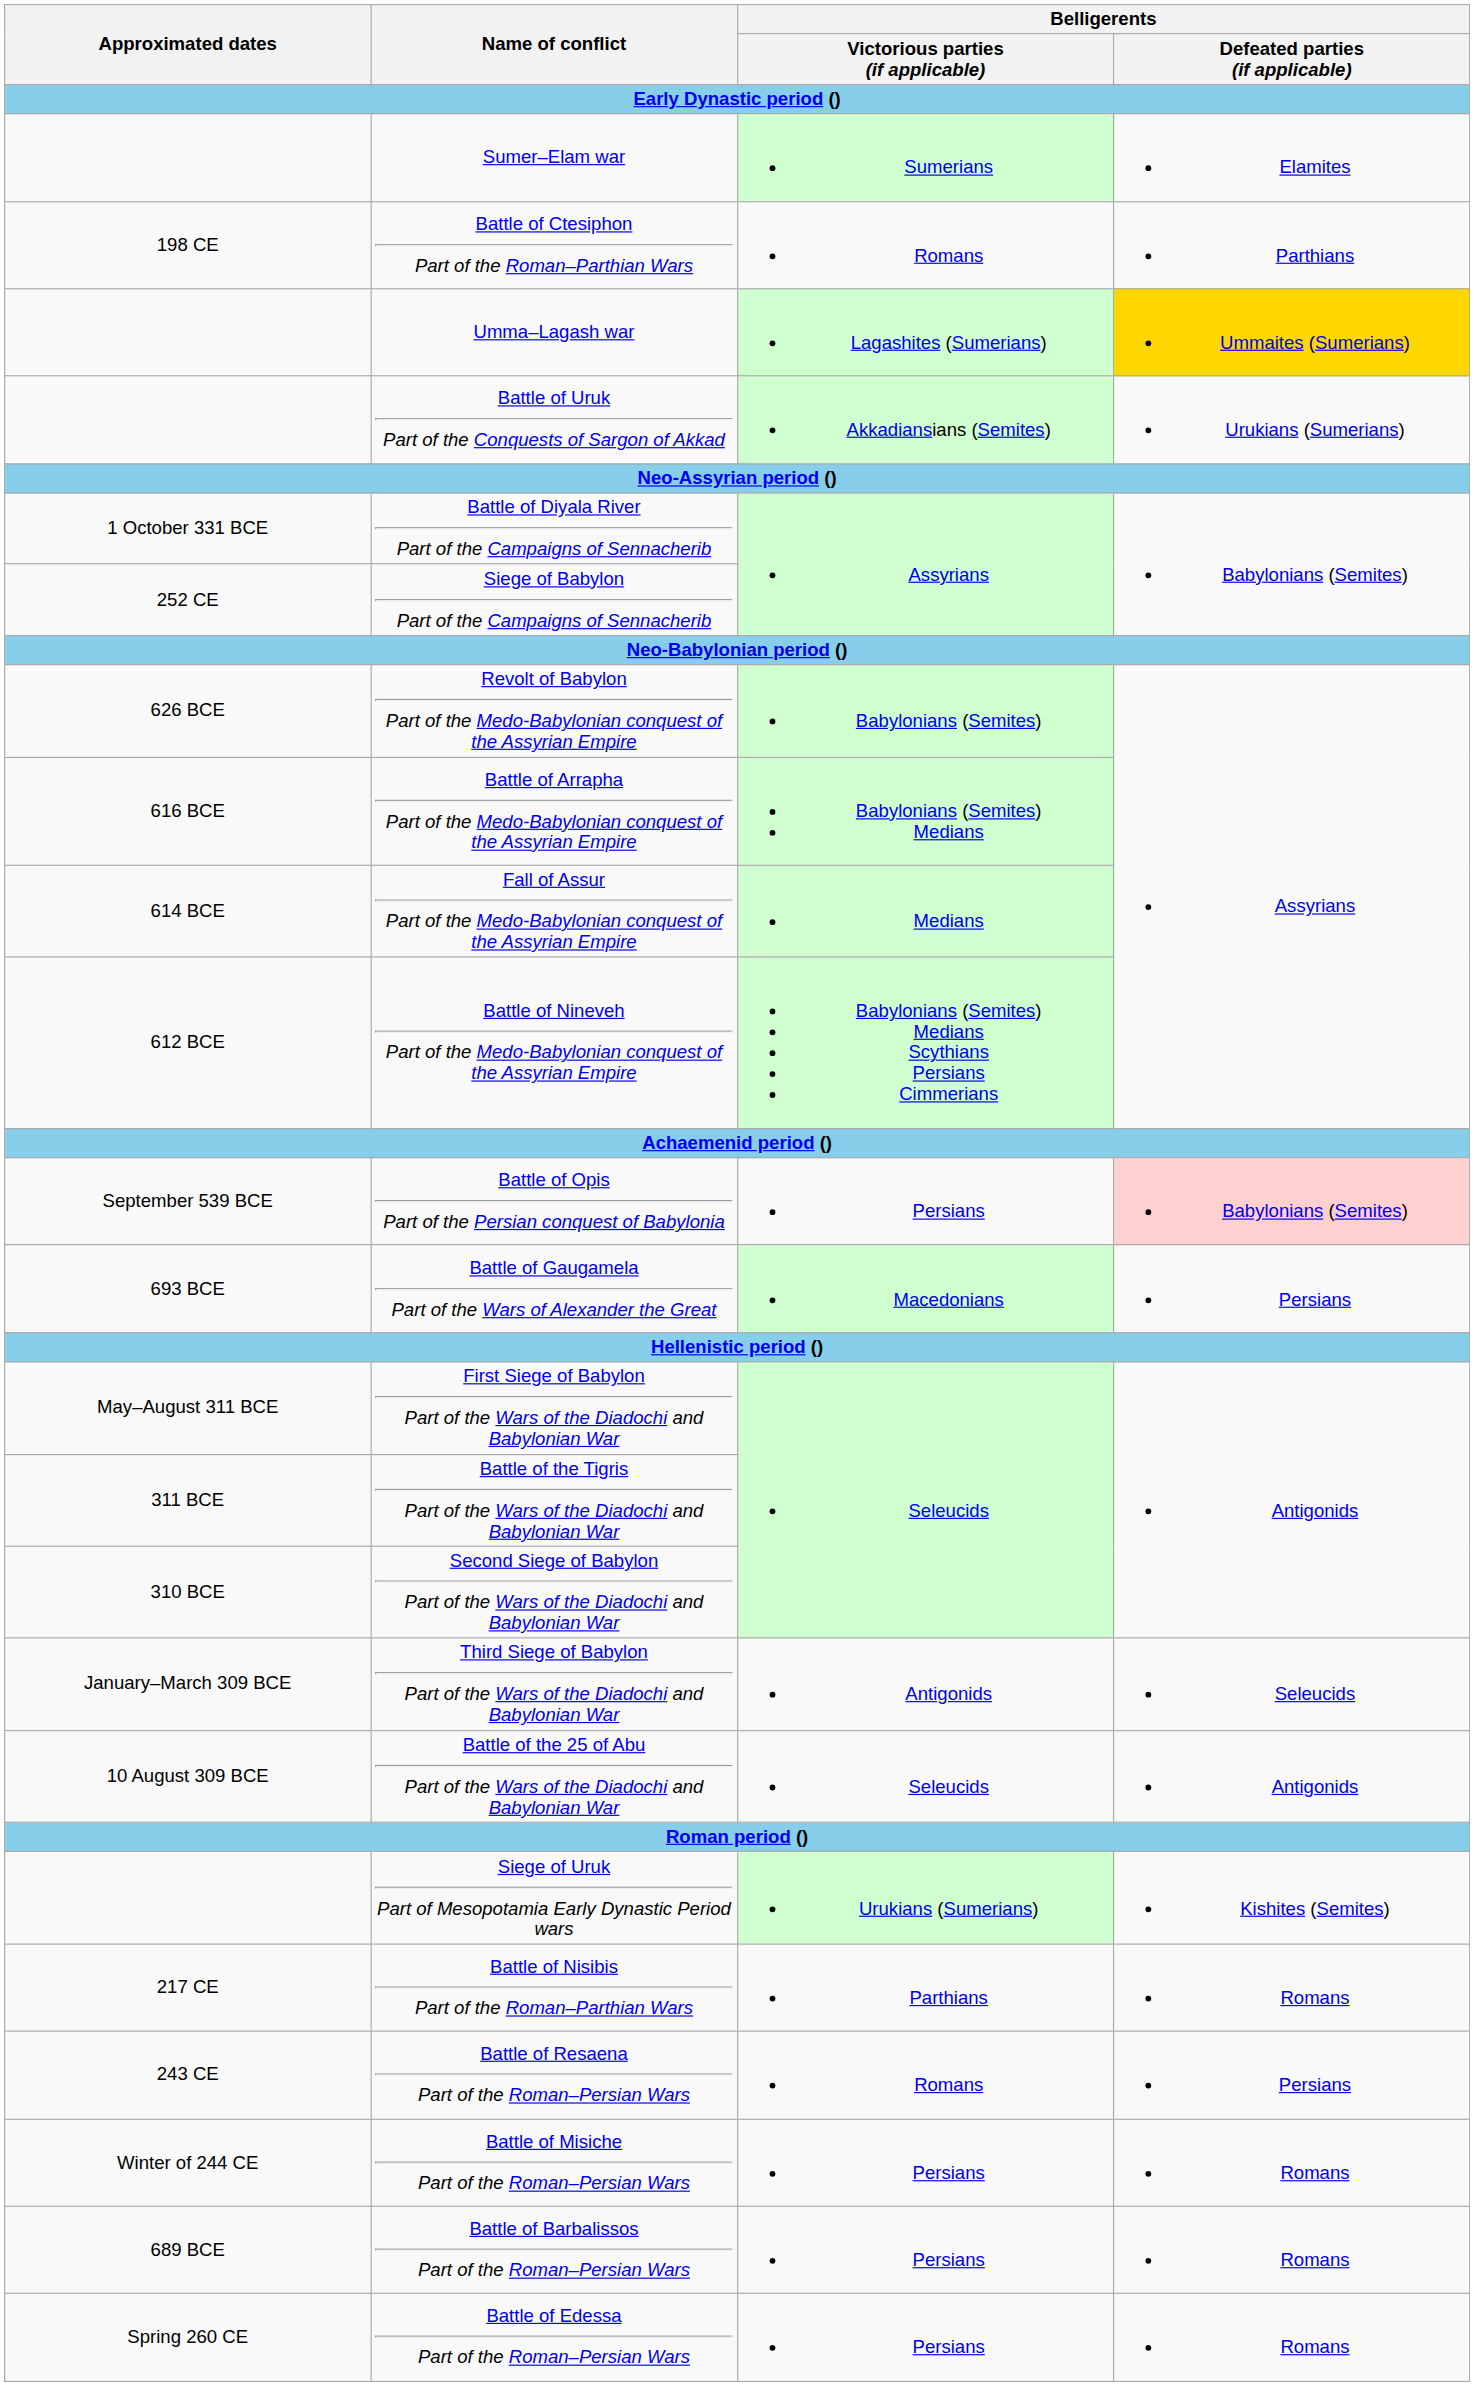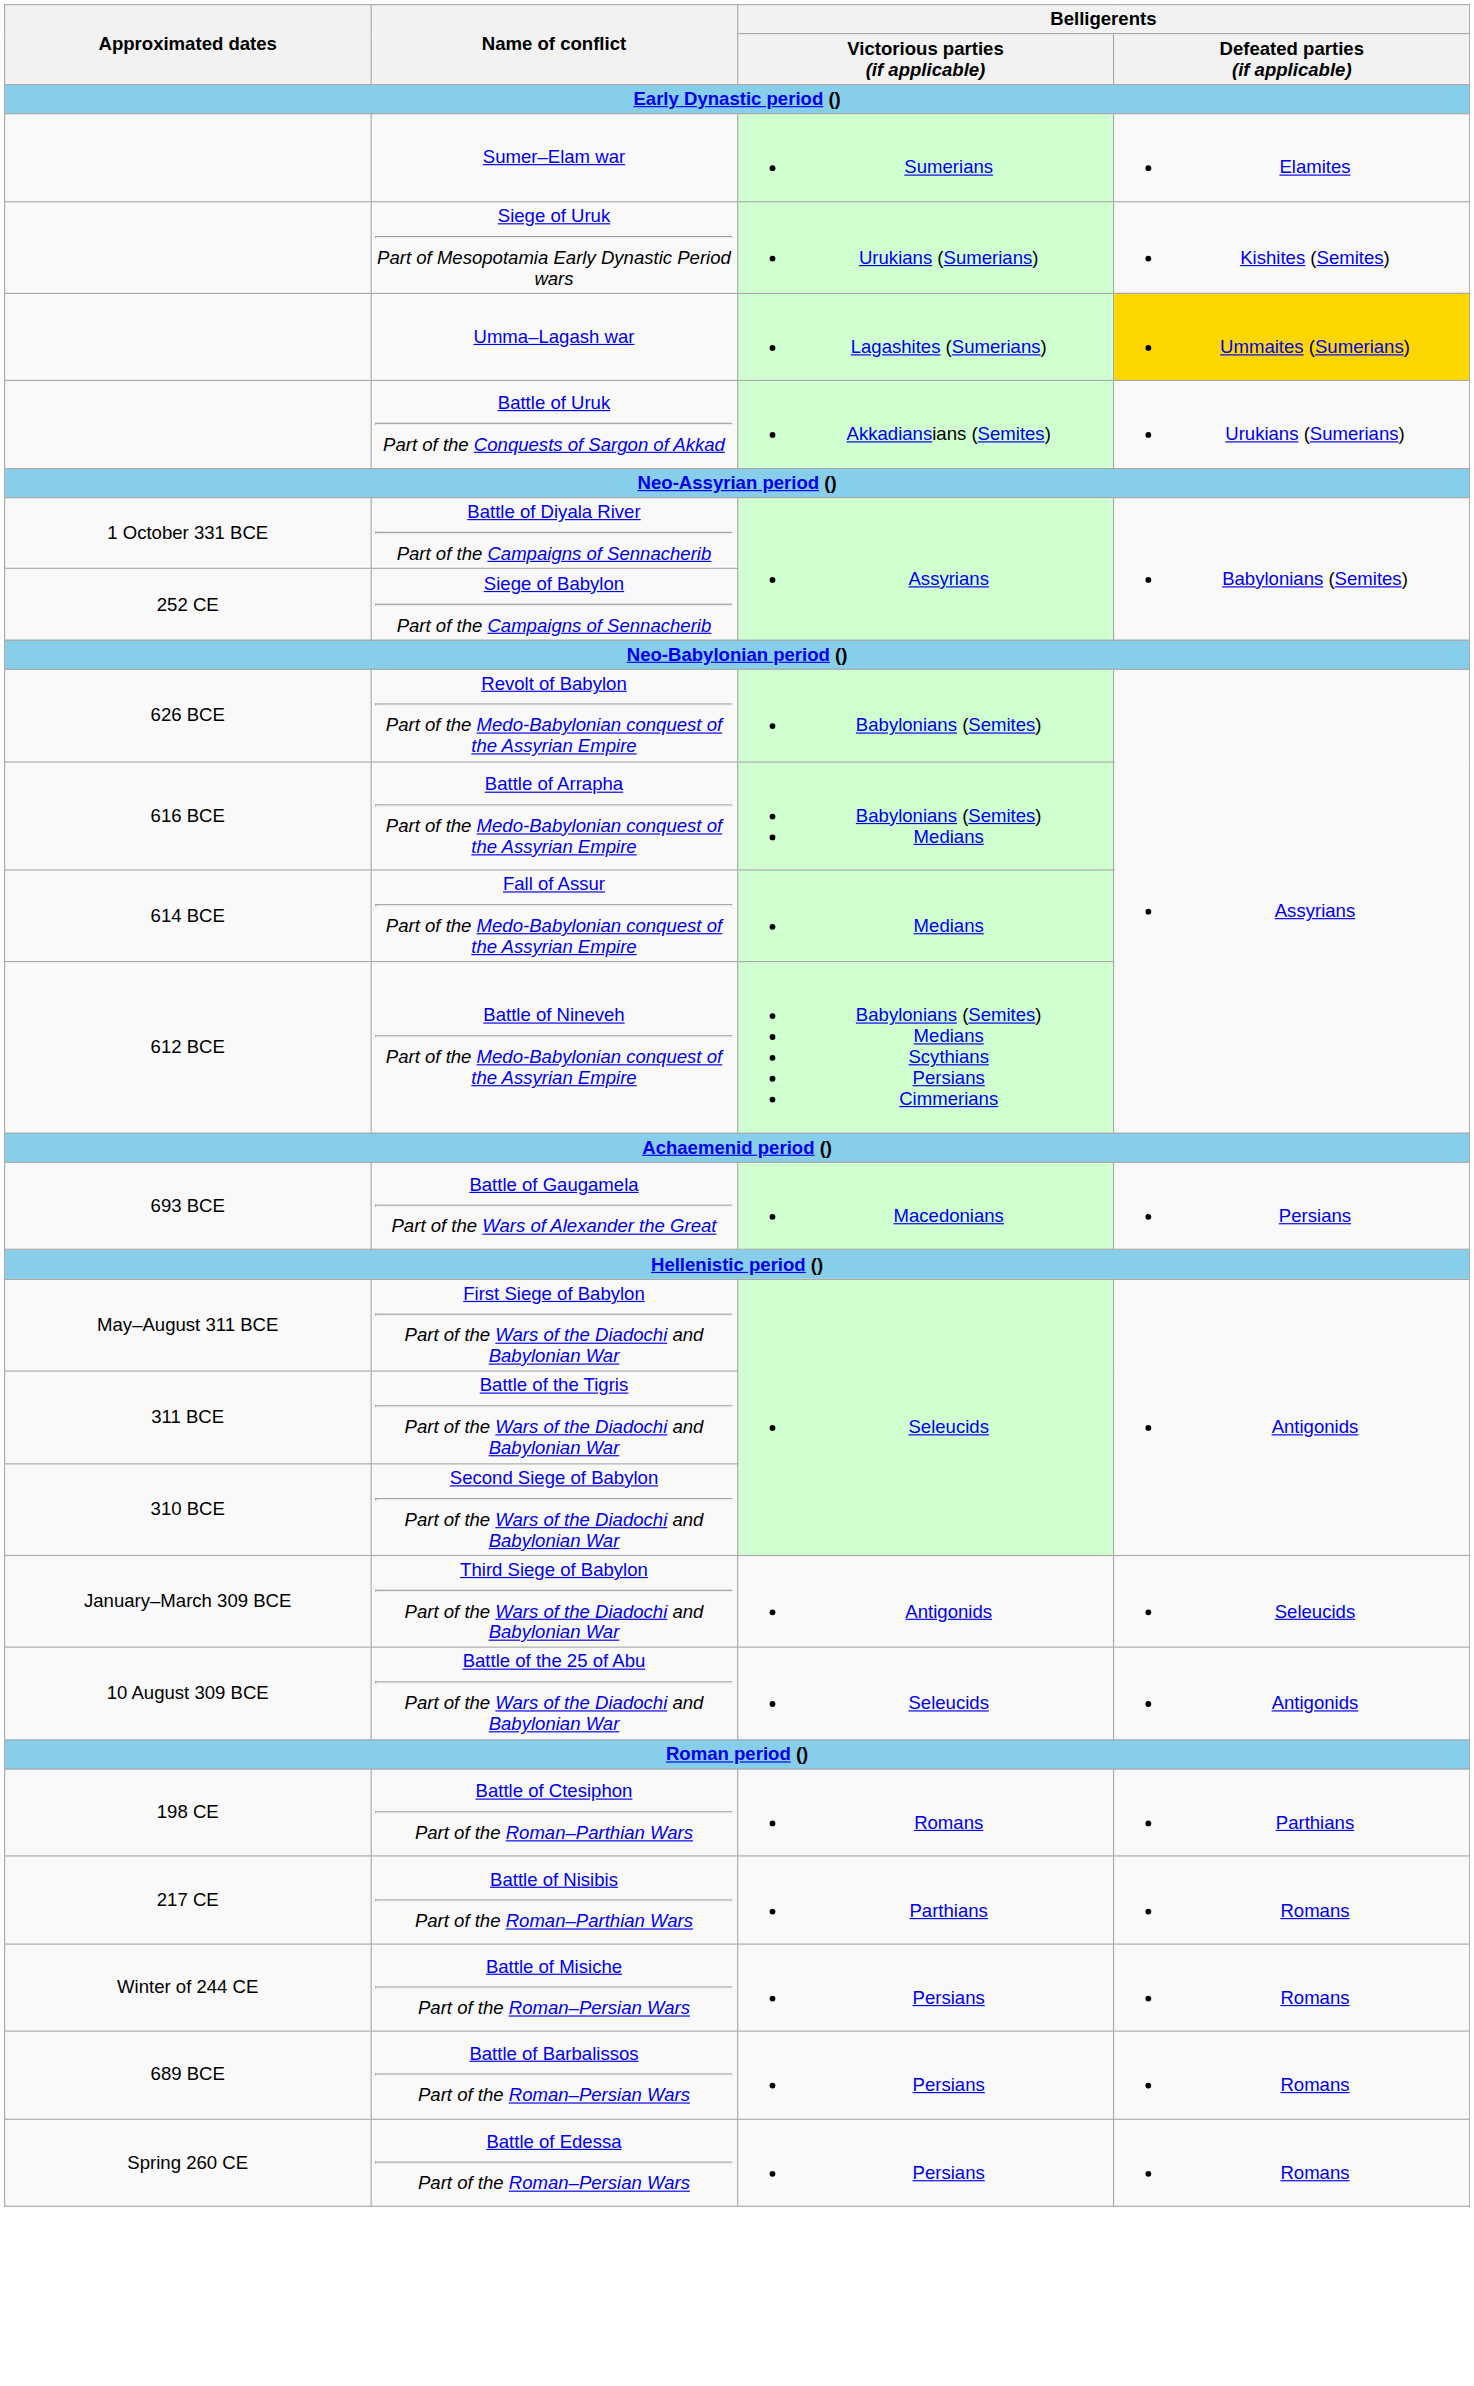rows swapped: (554, 1897) <-> (554, 244)
- row: (554, 1201)
- row: (554, 2074)
